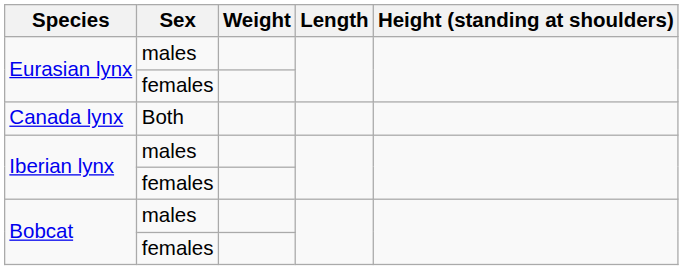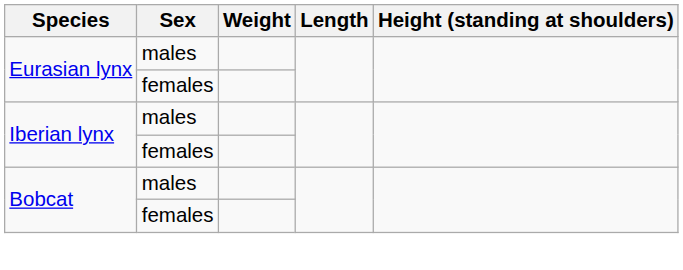- row: (66, 118)
